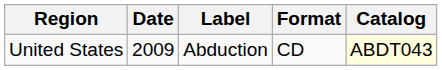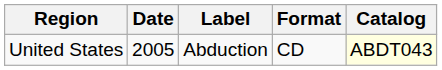(153, 49) 2009 -> (153, 49) 2005
